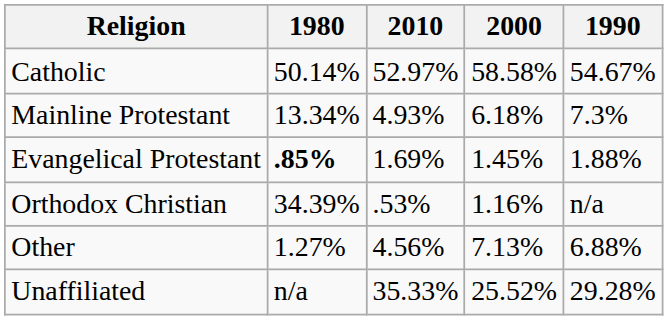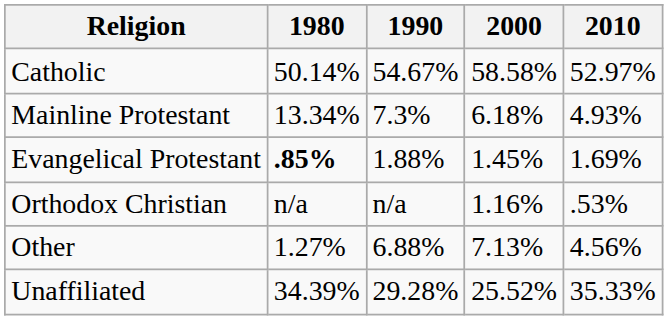columns swapped: (613, 26) <-> (415, 26)
(317, 203) 34.39% -> (291, 203) n/a
(291, 291) n/a -> (317, 291) 34.39%
